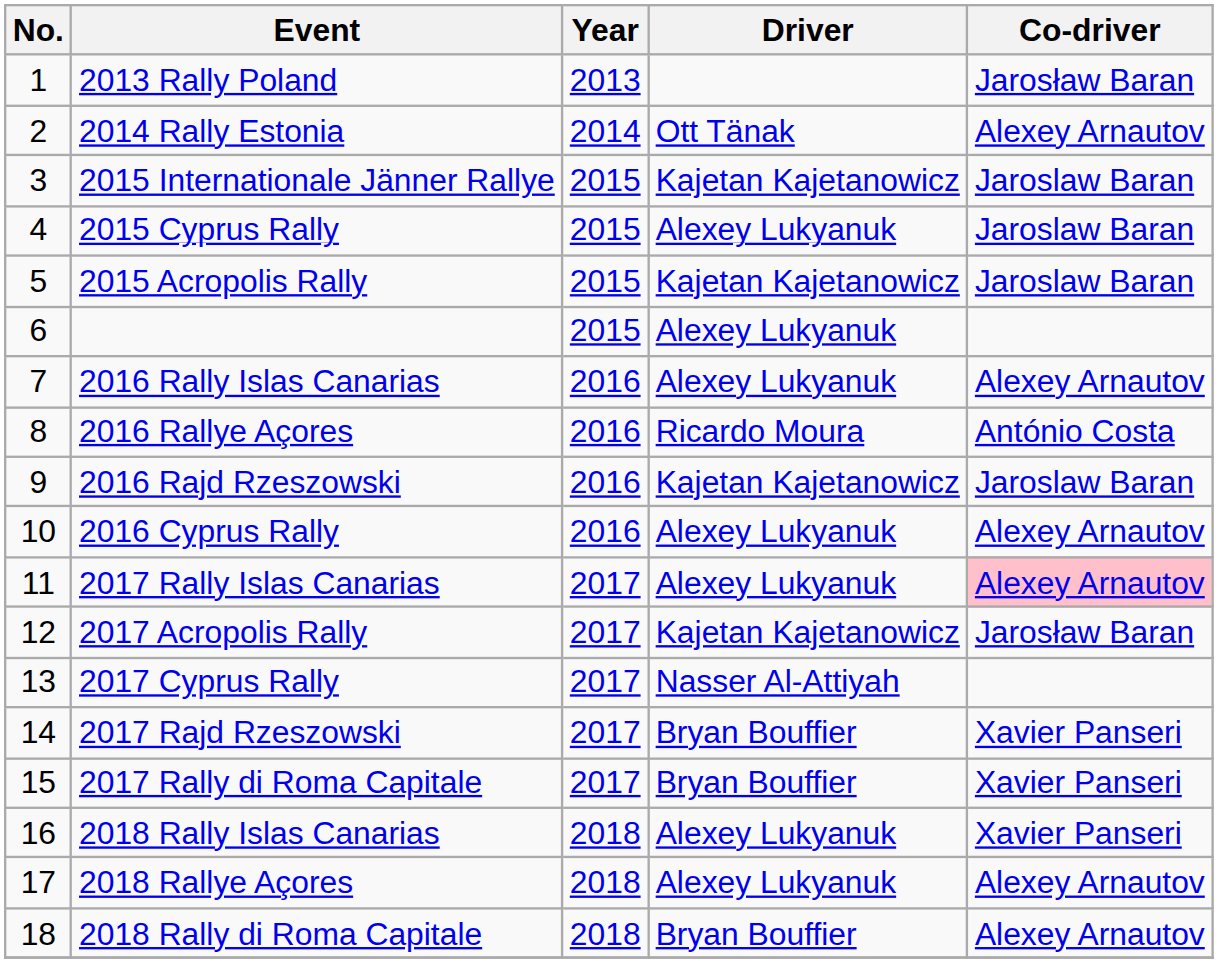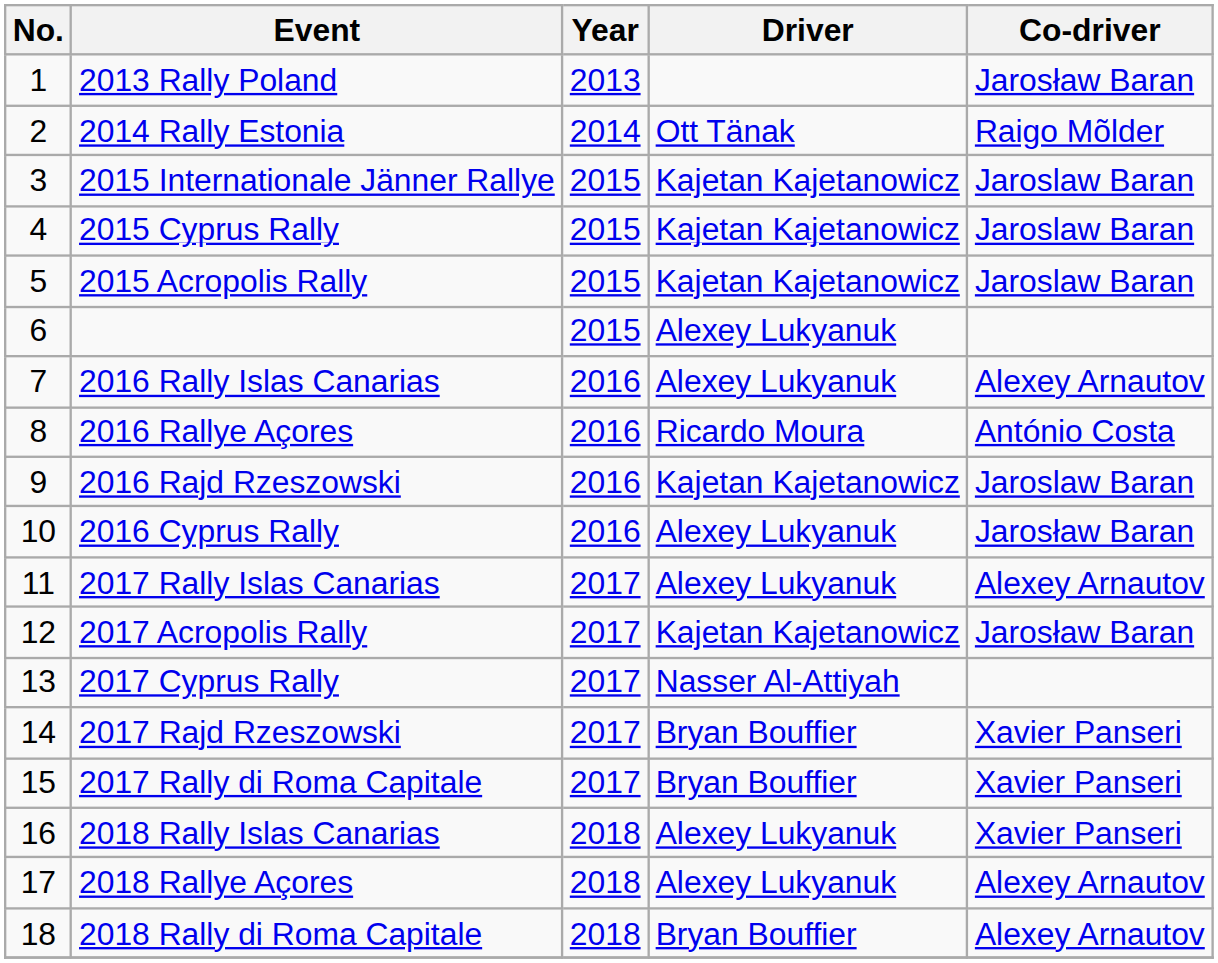(1090, 130) Alexey Arnautov -> (1069, 130) Raigo Mõlder
(776, 231) Alexey Lukyanuk -> (808, 231) Kajetan Kajetanowicz
(1090, 531) Alexey Arnautov -> (1085, 531) Jarosław Baran
(1090, 582) pink background -> (1090, 582) no background
